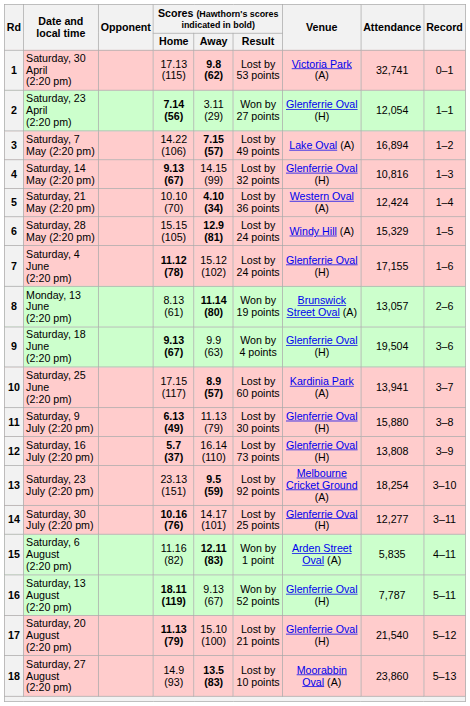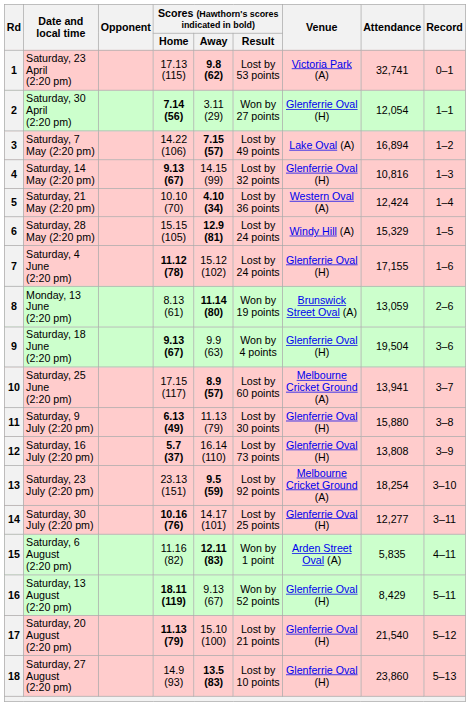(56, 71) Saturday, 30 April (2:20 pm) -> (56, 71) Saturday, 23 April (2:20 pm)
(56, 111) Saturday, 23 April (2:20 pm) -> (56, 111) Saturday, 30 April (2:20 pm)
(392, 307) 13,057 -> (392, 307) 13,059
(322, 388) Kardinia Park (A) -> (322, 388) Melbourne Cricket Ground (A)
(392, 595) 7,787 -> (392, 595) 8,429
(322, 676) Moorabbin Oval (A) -> (322, 676) Glenferrie Oval (H)
